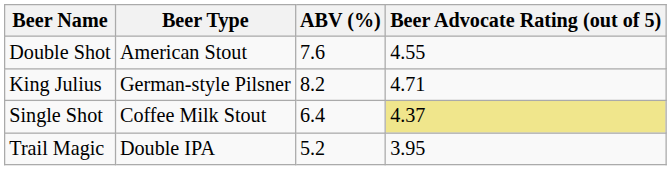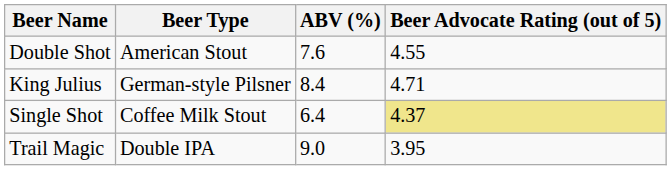(313, 84) 8.2 -> (313, 84) 8.4
(313, 148) 5.2 -> (313, 148) 9.0
